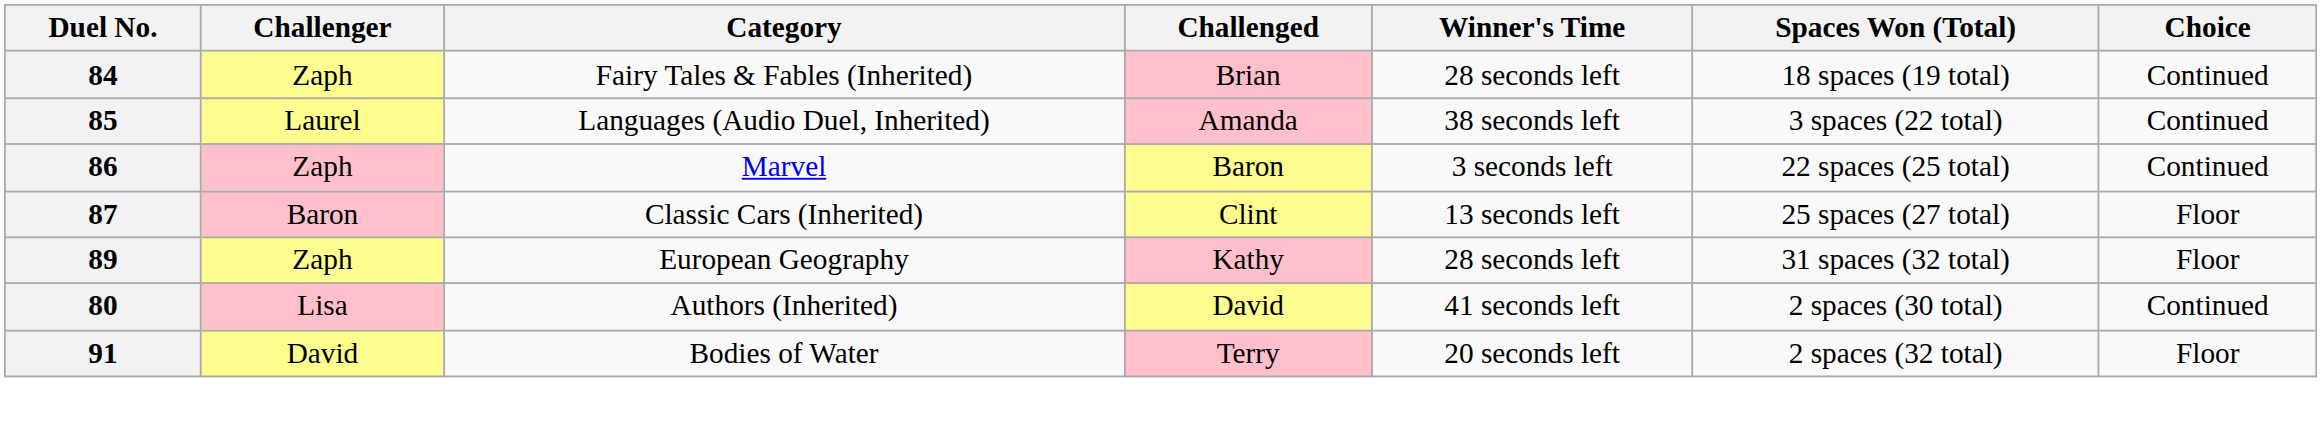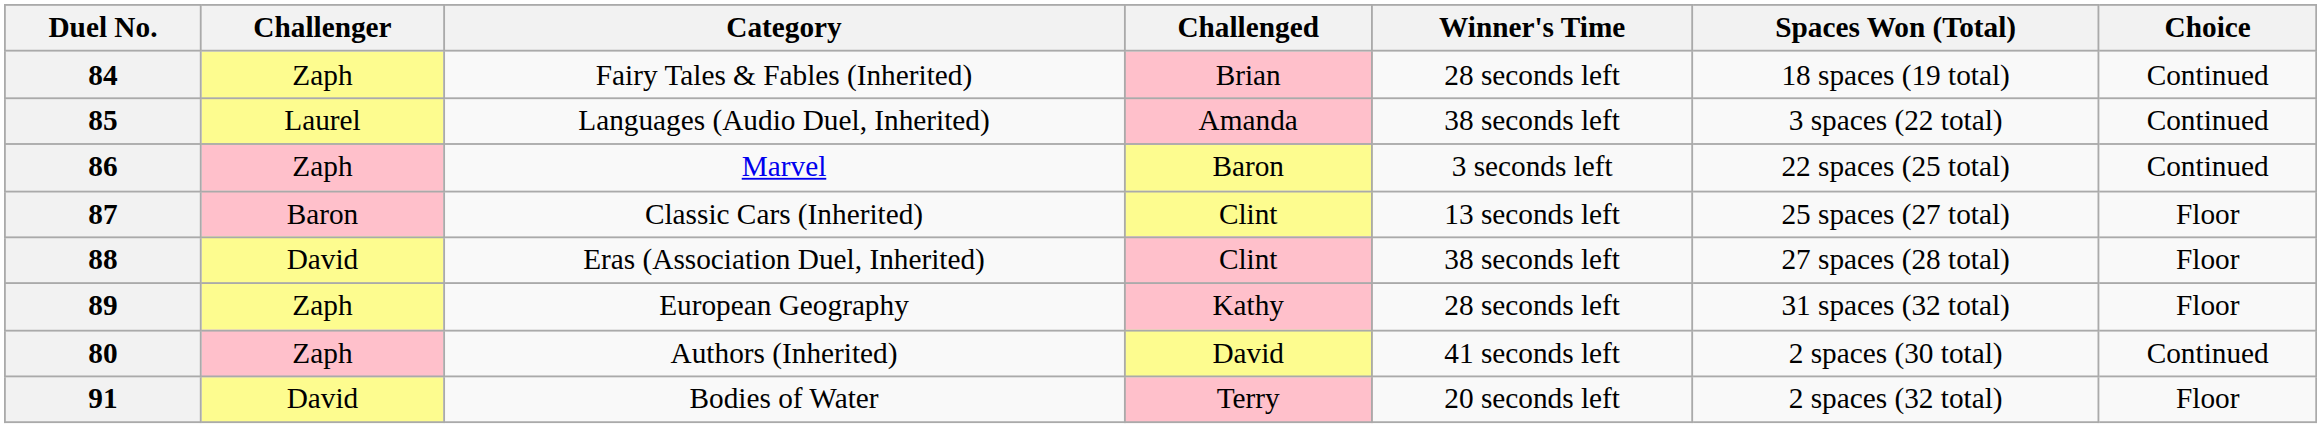+ row: (103, 259)
(322, 306) Lisa -> (322, 352) Zaph
